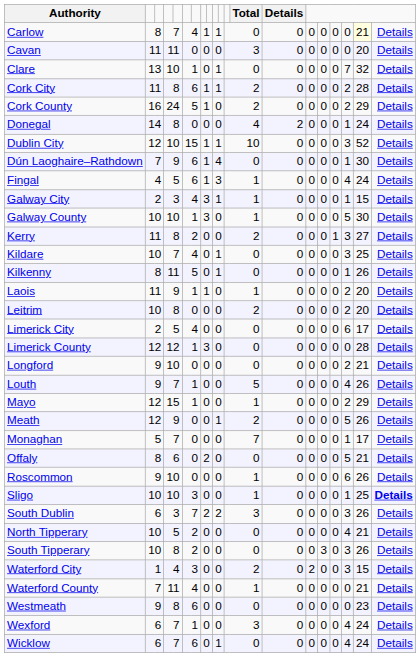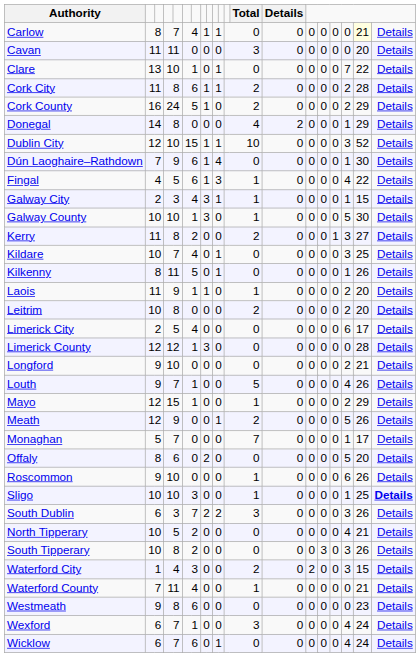(363, 69) 32 -> (363, 69) 22
(363, 124) 24 -> (363, 124) 29
(363, 180) 24 -> (363, 180) 22
(363, 458) 21 -> (363, 458) 20
